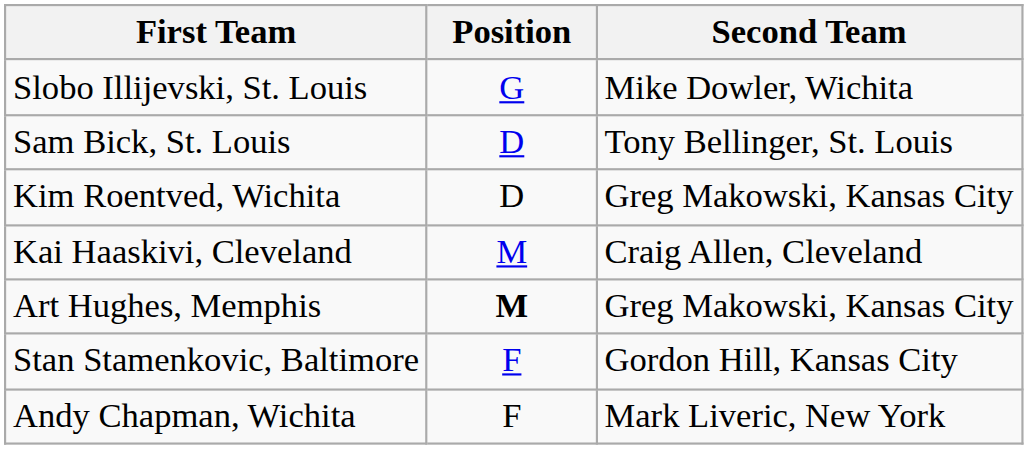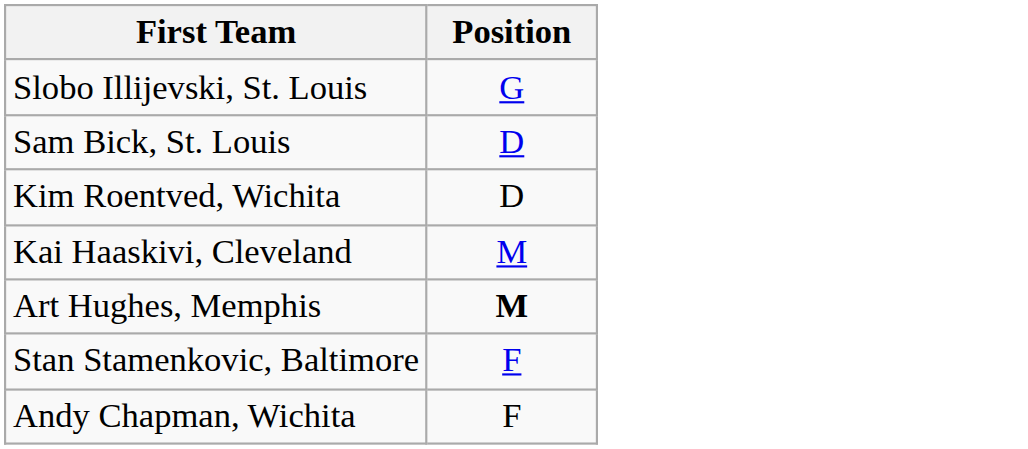- column: (809, 31)
